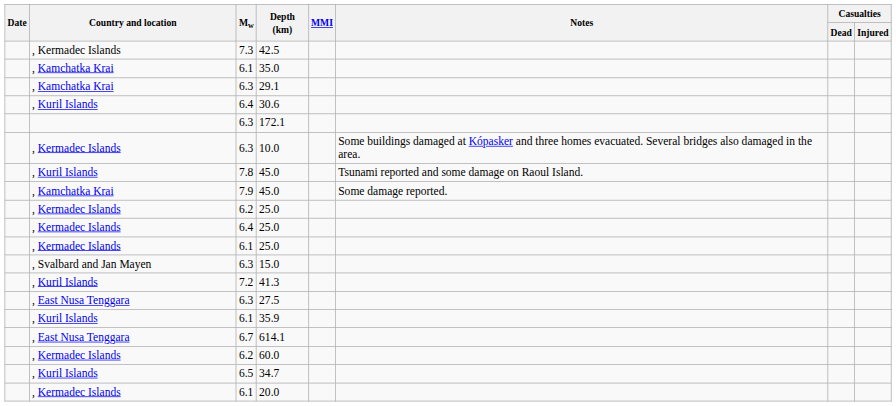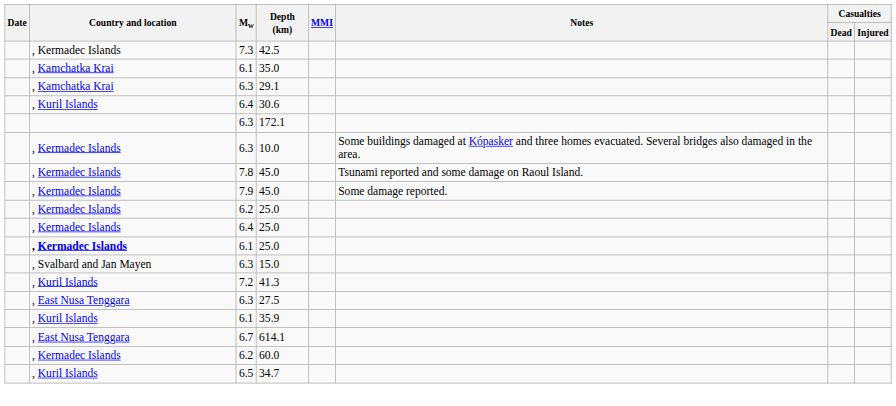(65, 172) , Kuril Islands -> (76, 172) , Kermadec Islands
(73, 191) , Kamchatka Krai -> (76, 191) , Kermadec Islands
(76, 245) normal -> (80, 245) bold
- row: (246, 391)
